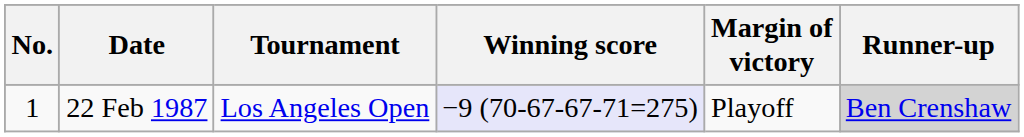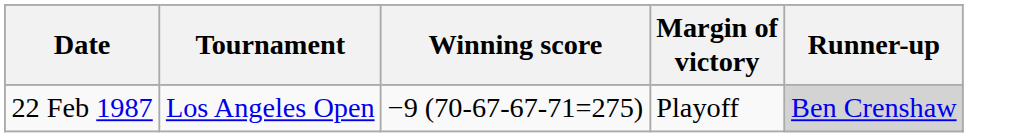- column: (32, 44)
(570, 108) lavender background -> (515, 108) no background
